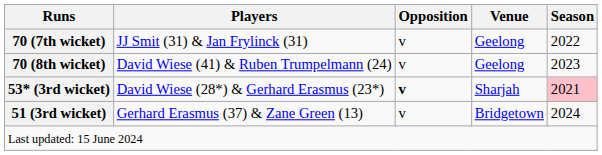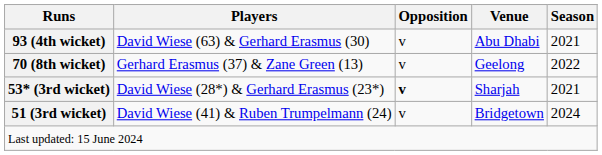+ row: (59, 41)
- row: (59, 41)
(254, 65) David Wiese (41) & Ruben Trumpelmann (24) -> (240, 65) Gerhard Erasmus (37) & Zane Green (13)
(566, 65) 2023 -> (566, 65) 2022
(566, 89) pink background -> (566, 89) no background
(240, 113) Gerhard Erasmus (37) & Zane Green (13) -> (254, 113) David Wiese (41) & Ruben Trumpelmann (24)
